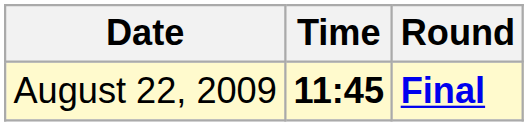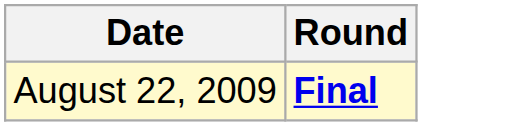- column: (339, 33)
